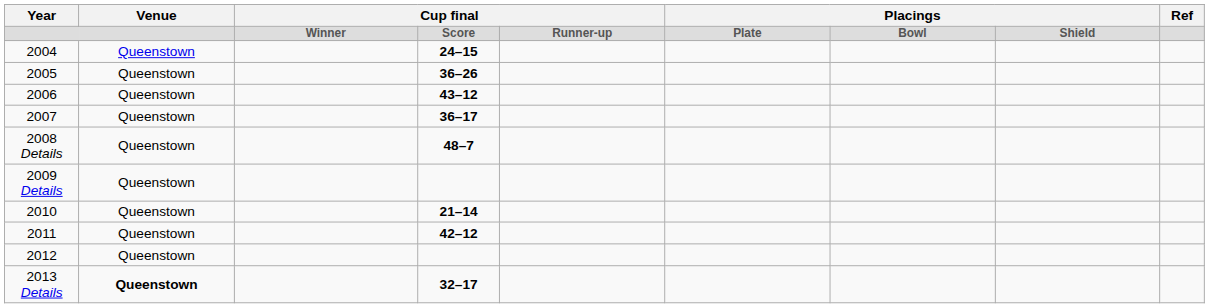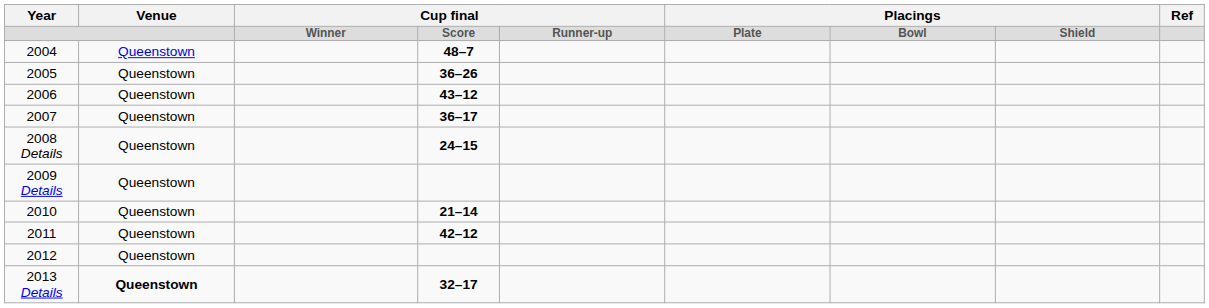(459, 52) 24–15 -> (459, 52) 48–7
(459, 146) 48–7 -> (459, 146) 24–15
